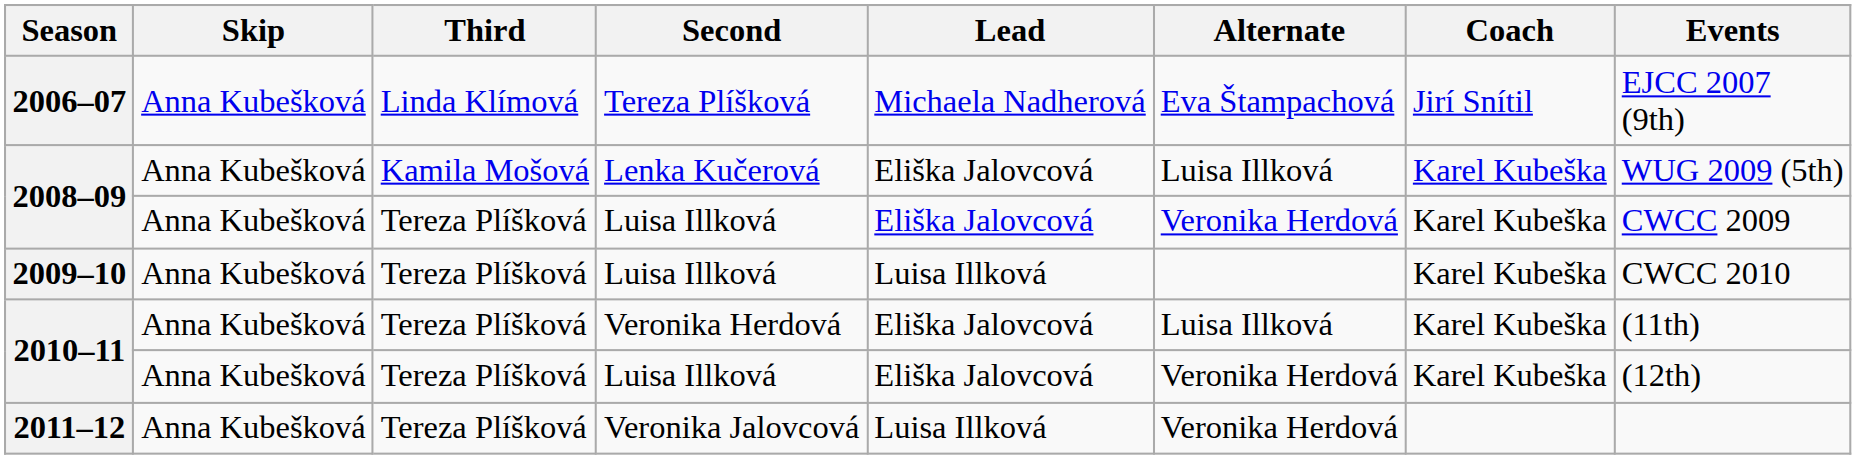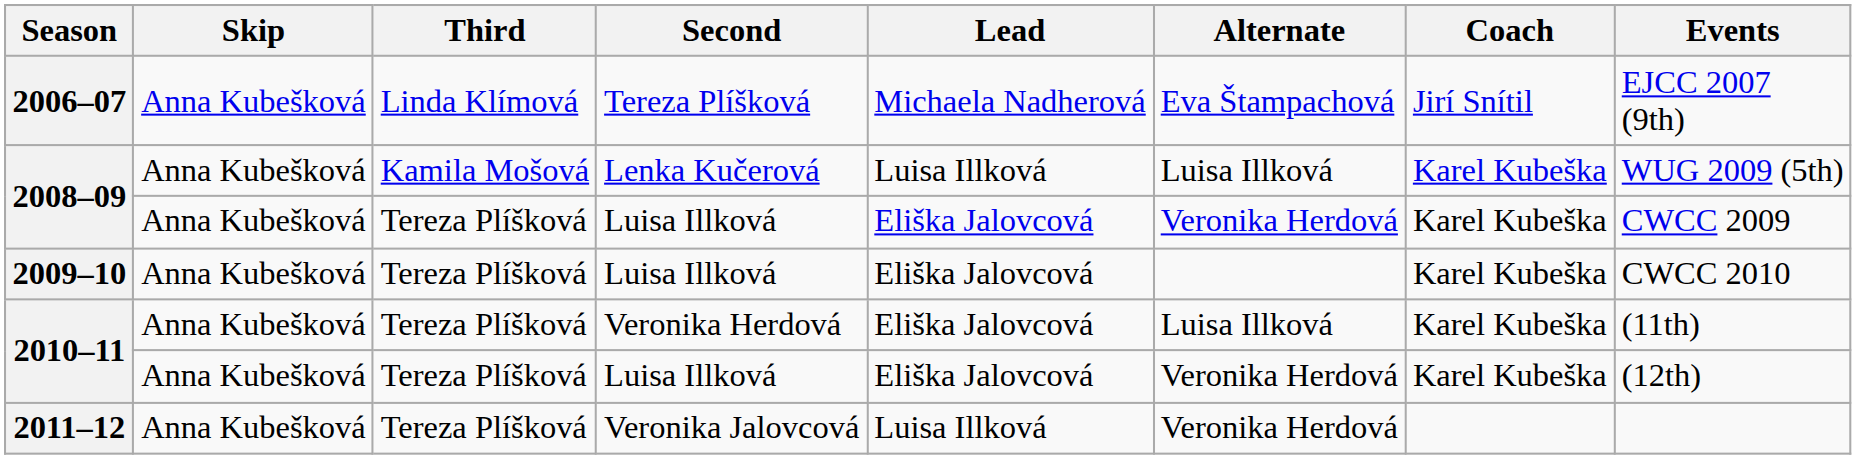(984, 169) Eliška Jalovcová -> (960, 169) Luisa Illková
(960, 272) Luisa Illková -> (984, 272) Eliška Jalovcová
